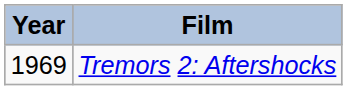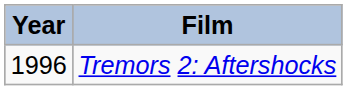(39, 65) 1969 -> (39, 65) 1996
